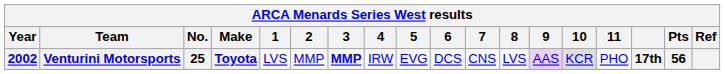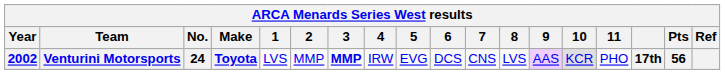(198, 59) 25 -> (198, 59) 24
